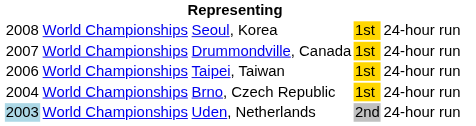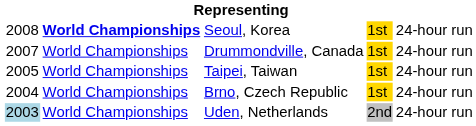(115, 30) normal -> (121, 30) bold
(22, 71) 2006 -> (22, 71) 2005
